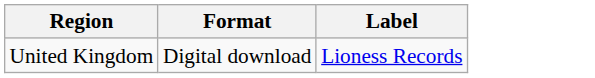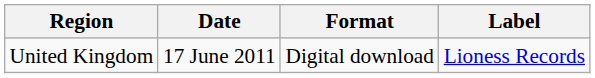+ column: (219, 21)
